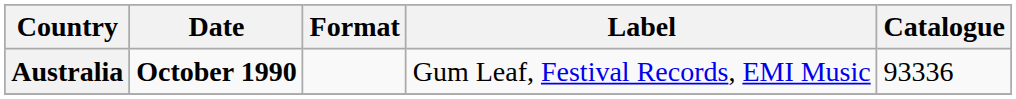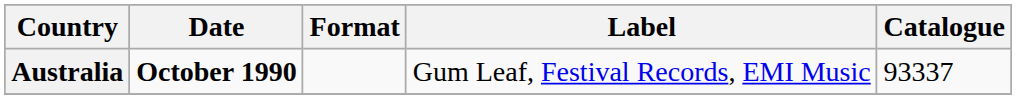(919, 71) 93336 -> (919, 71) 93337
